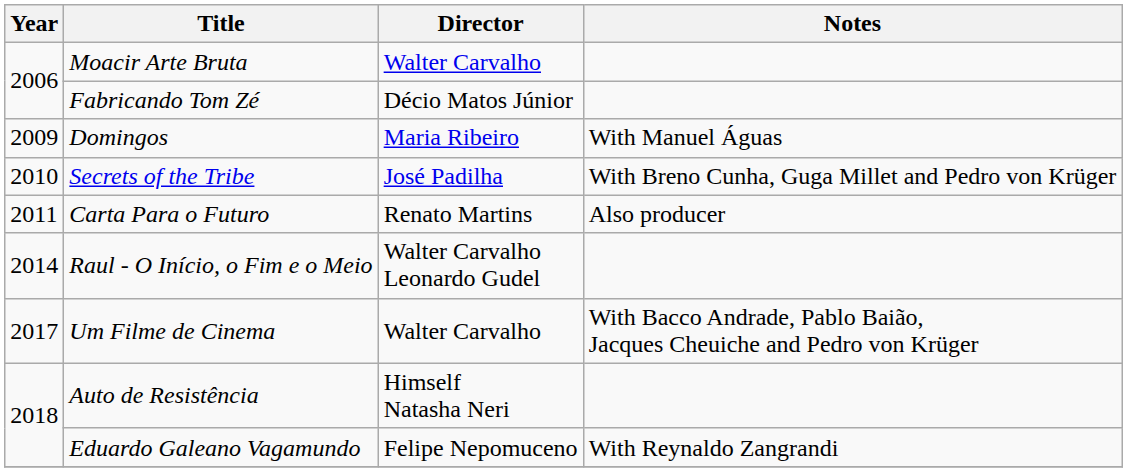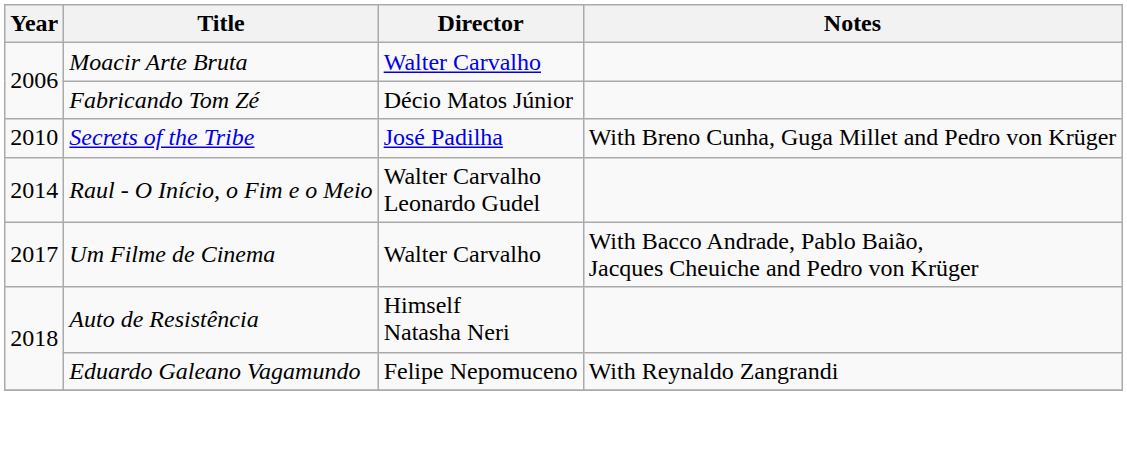- row: (119, 137)
- row: (169, 213)
